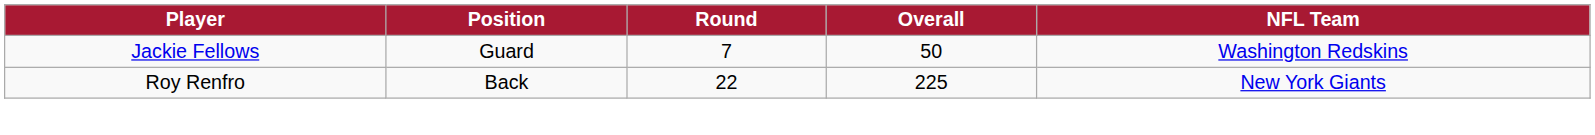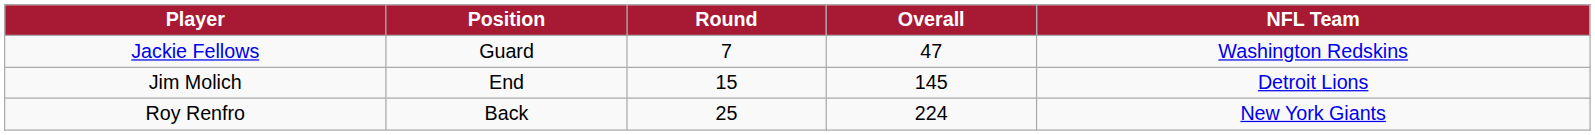(931, 51) 50 -> (931, 51) 47
+ row: (195, 82)
(726, 82) 22 -> (726, 113) 25
(931, 82) 225 -> (931, 113) 224
